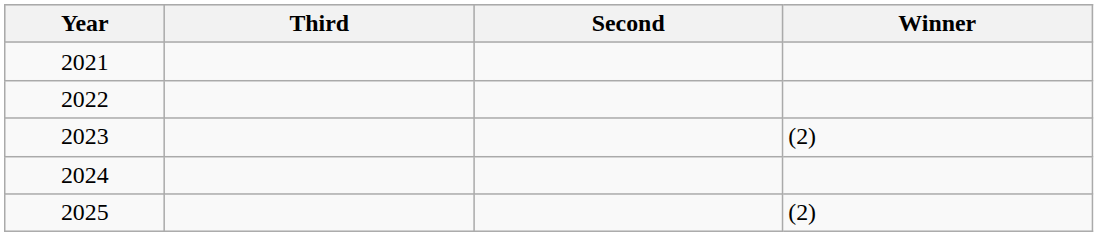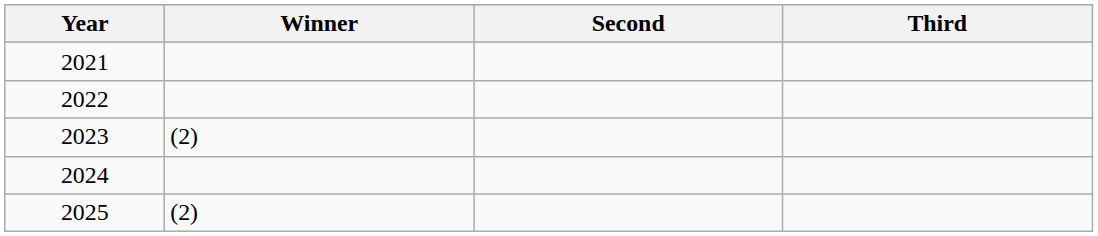columns swapped: (937, 23) <-> (319, 23)
